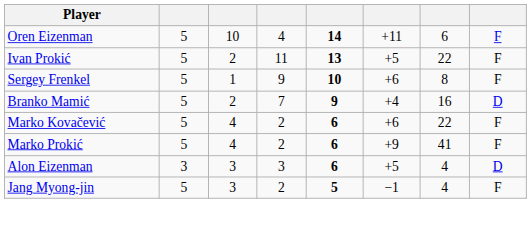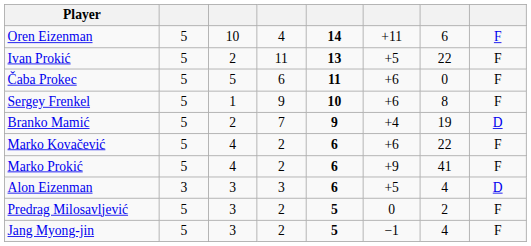+ row: (42, 79)
(445, 101) 16 -> (445, 123) 19
+ row: (68, 209)
